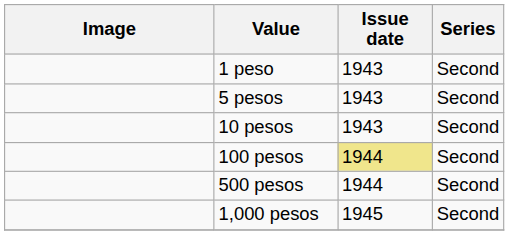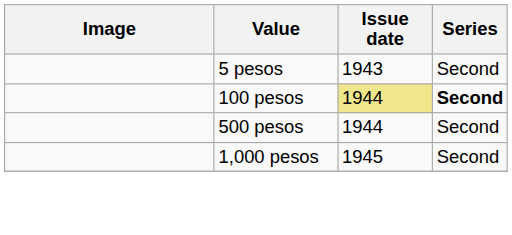- row: (246, 68)
- row: (256, 127)
(468, 156) normal -> (470, 98) bold
